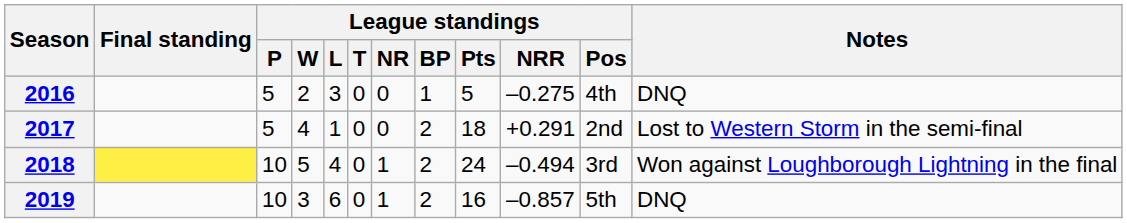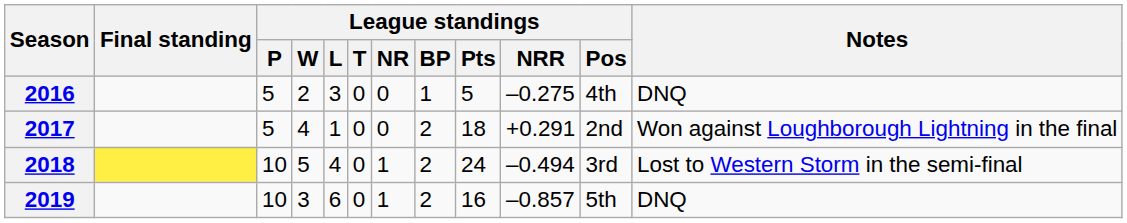(830, 128) Lost to Western Storm in the semi-final -> (877, 128) Won against Loughborough Lightning in the final
(877, 164) Won against Loughborough Lightning in the final -> (830, 164) Lost to Western Storm in the semi-final
